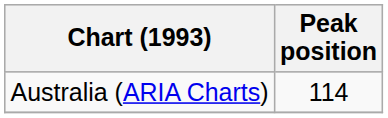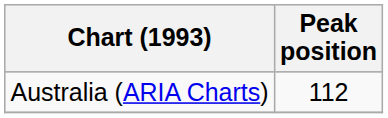(329, 91) 114 -> (329, 91) 112
